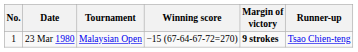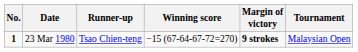columns swapped: (110, 18) <-> (319, 18)
(14, 39) normal -> (14, 39) bold
